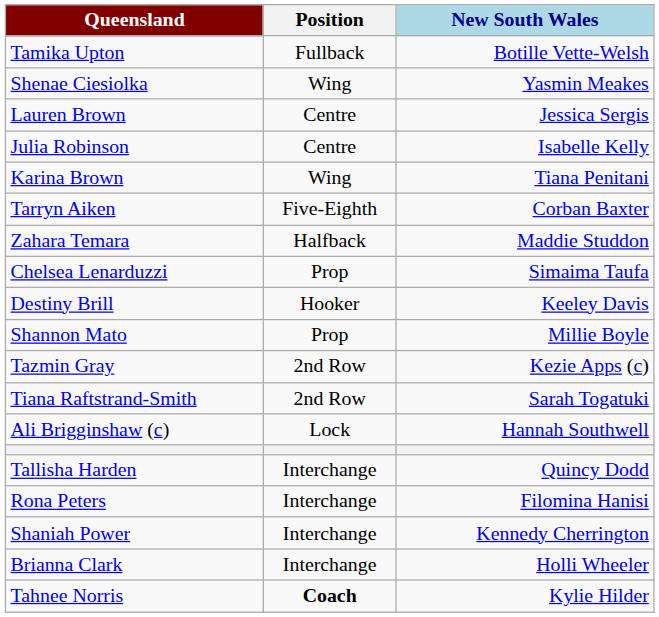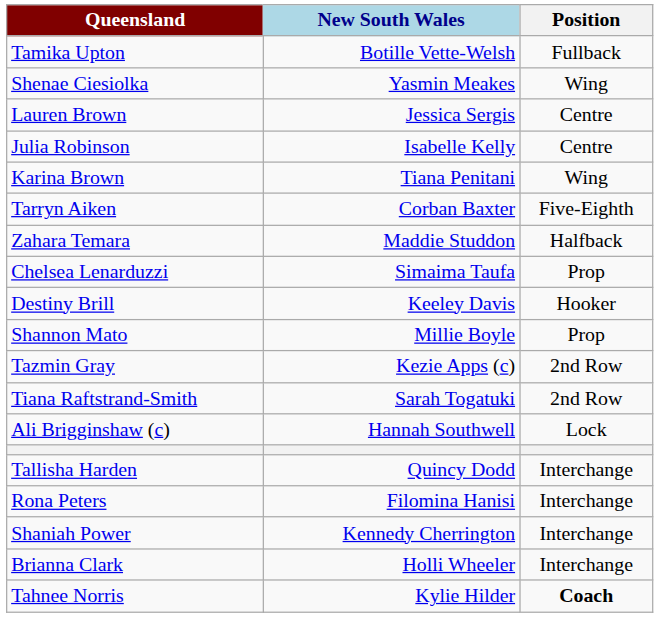columns swapped: (330, 20) <-> (525, 20)
